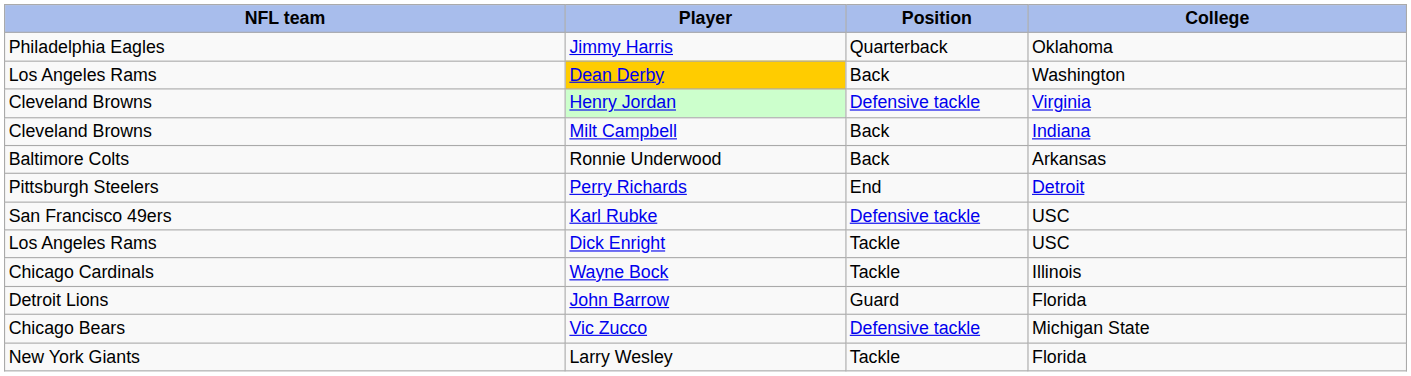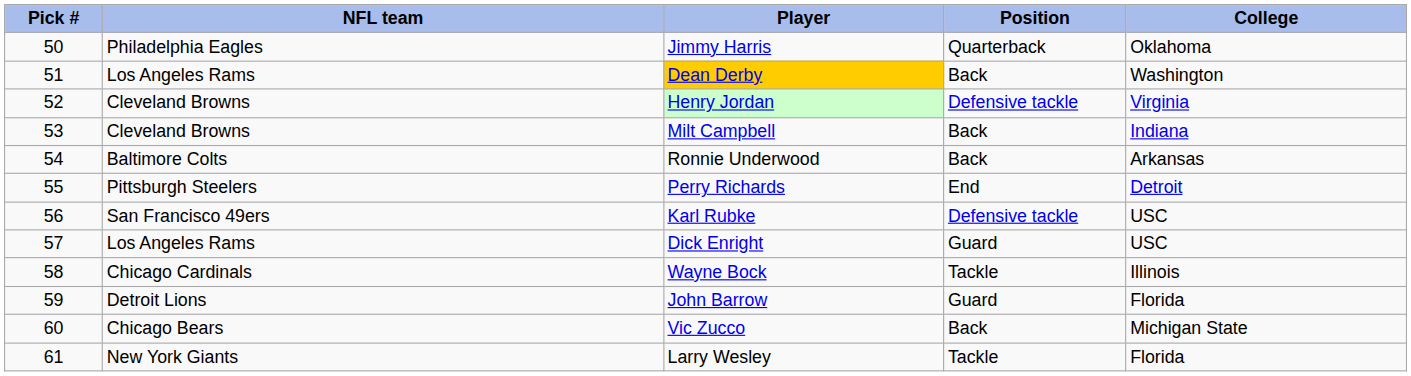+ column: (54, 18)
(875, 243) Tackle -> (973, 243) Guard
(915, 328) Defensive tackle -> (968, 328) Back
